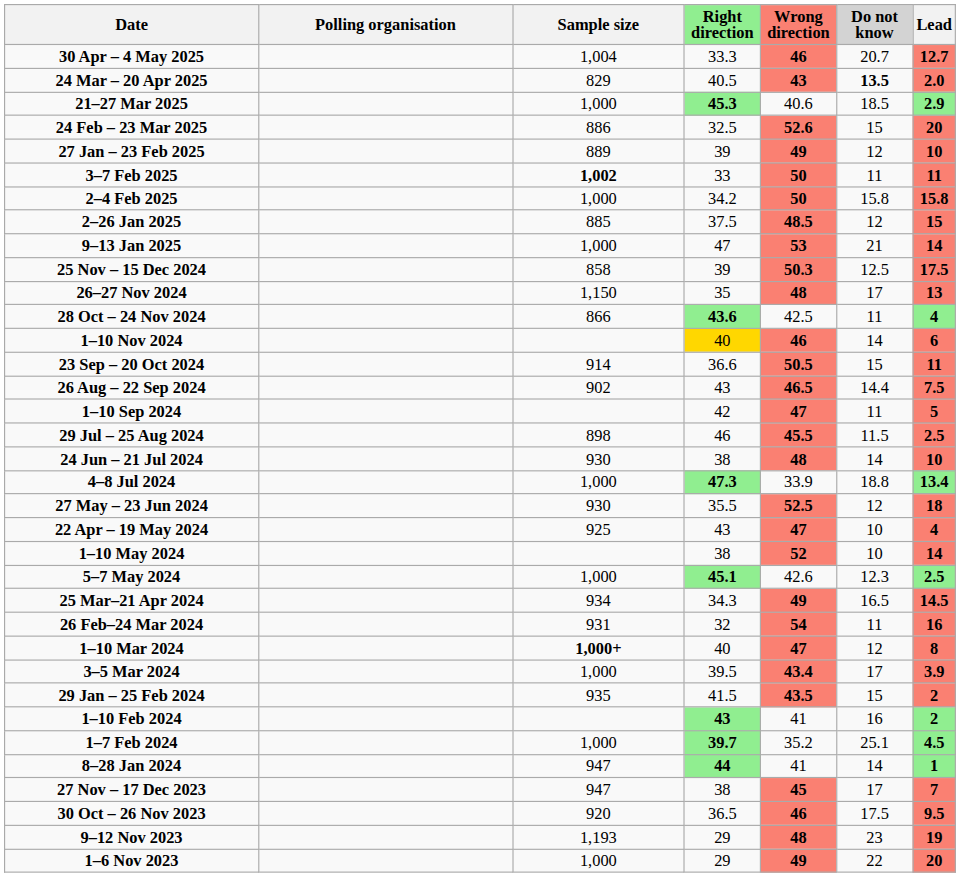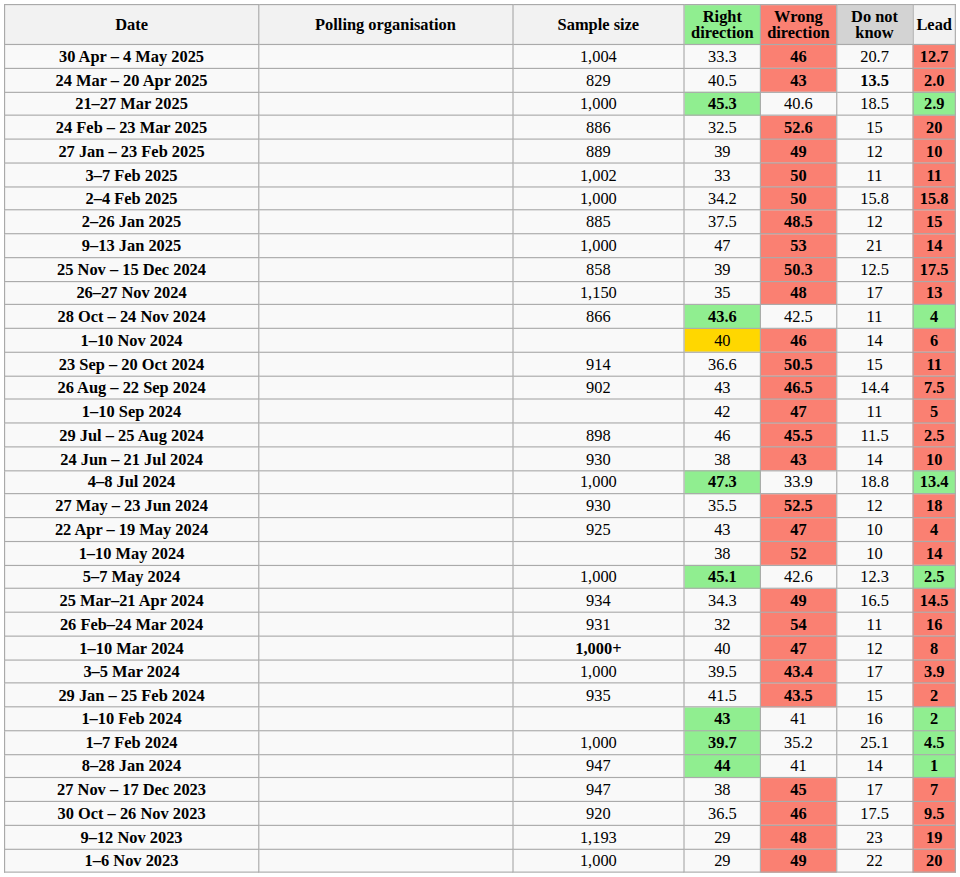(598, 175) bold -> (598, 175) normal
(798, 459) 48 -> (798, 459) 43
